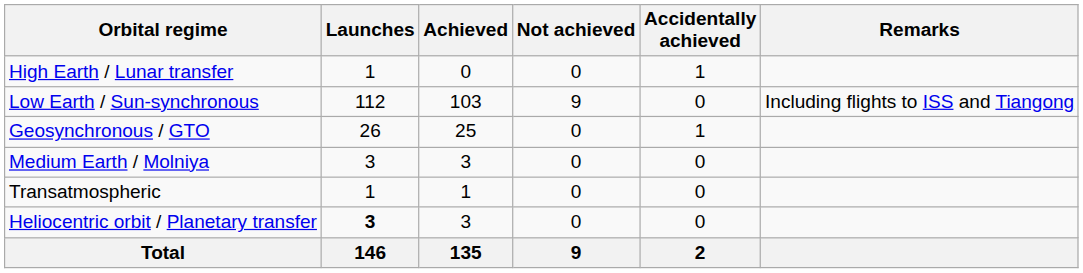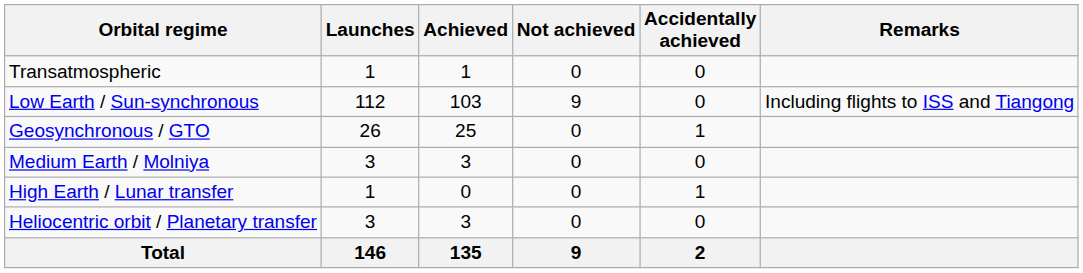rows swapped: (85, 191) <-> (121, 71)
(370, 222) bold -> (370, 222) normal
